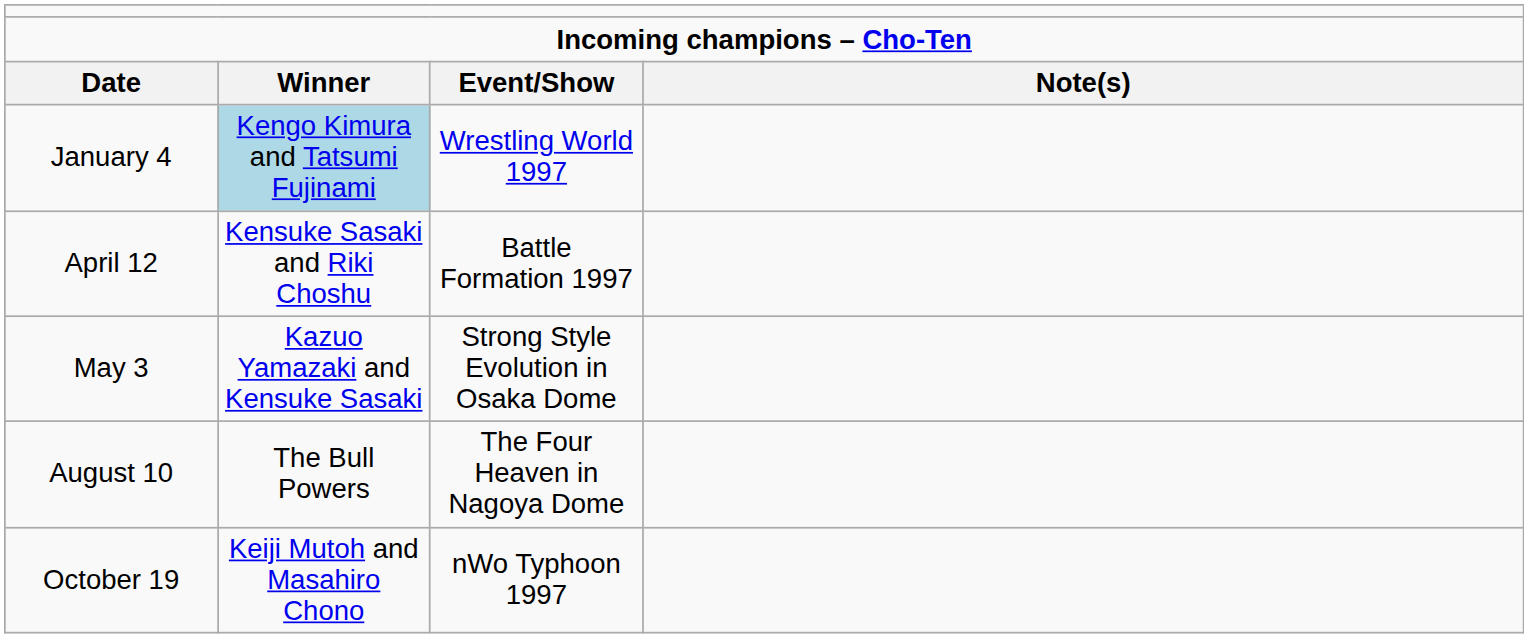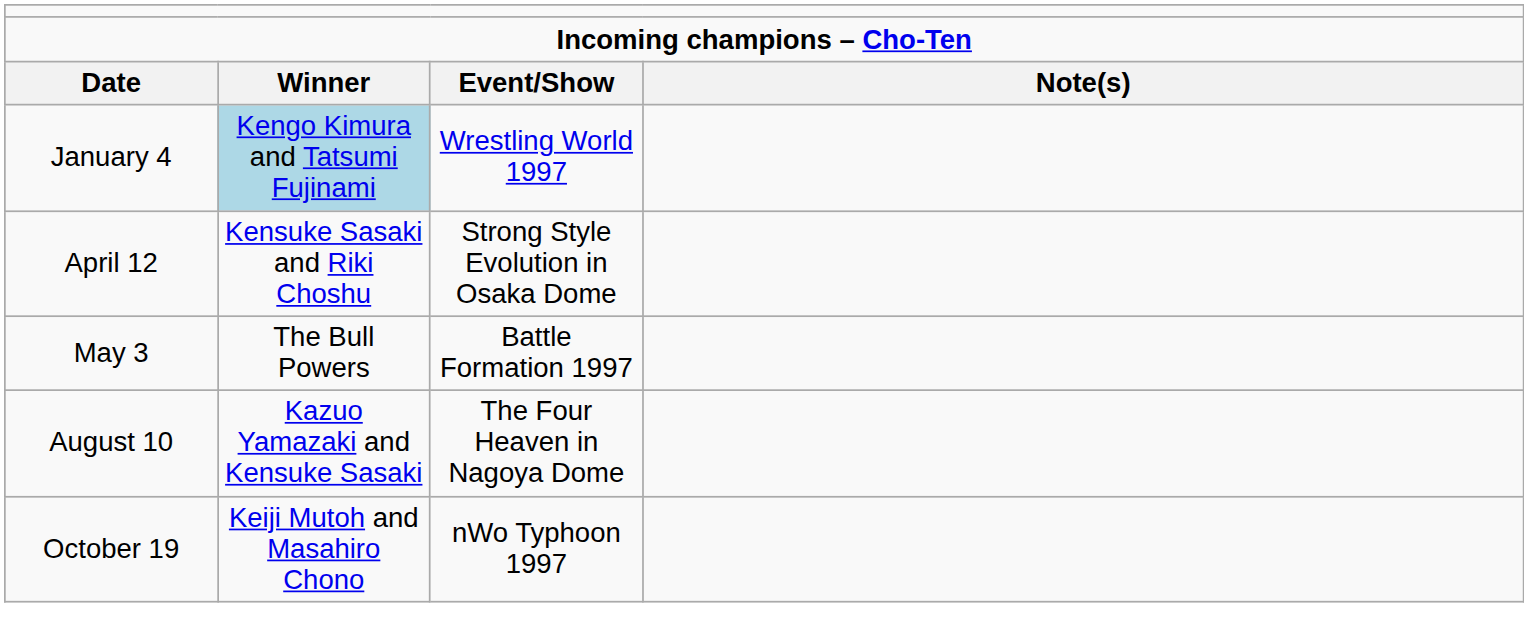(536, 262) Battle Formation 1997 -> (536, 262) Strong Style Evolution in Osaka Dome
(324, 368) Kazuo Yamazaki and Kensuke Sasaki -> (324, 352) The Bull Powers
(536, 368) Strong Style Evolution in Osaka Dome -> (536, 352) Battle Formation 1997
(324, 473) The Bull Powers -> (324, 442) Kazuo Yamazaki and Kensuke Sasaki
